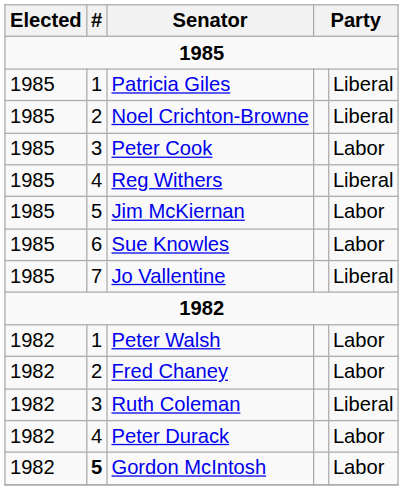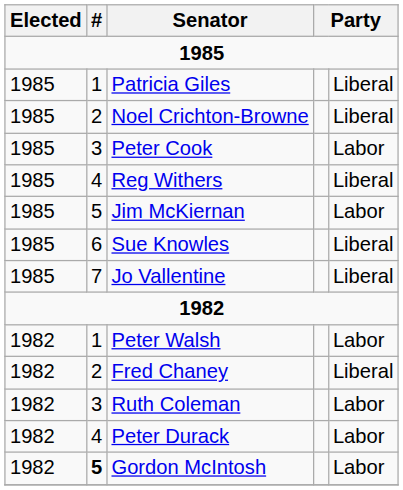(359, 244) Labor -> (363, 244) Liberal
(359, 372) Labor -> (363, 372) Liberal
(363, 404) Liberal -> (359, 404) Labor
